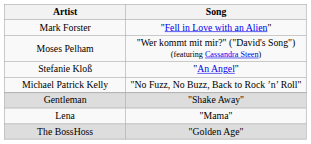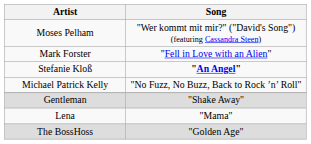rows swapped: (65, 48) <-> (65, 27)
(216, 69) normal -> (216, 69) bold
